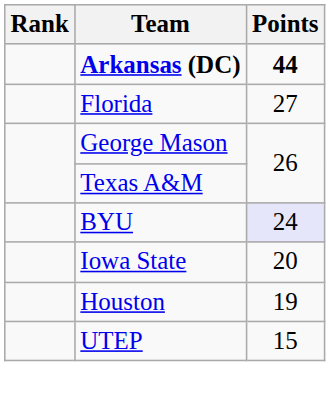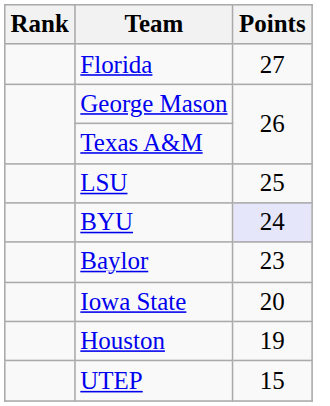- row: (160, 63)
+ row: (104, 182)
+ row: (114, 261)
